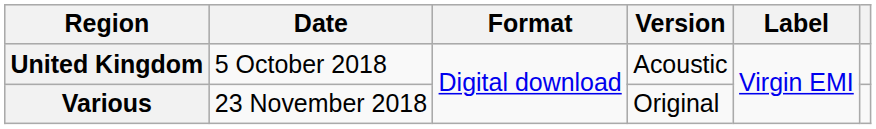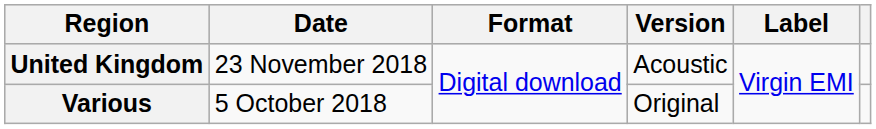(301, 63) 5 October 2018 -> (321, 63) 23 November 2018
(321, 103) 23 November 2018 -> (301, 103) 5 October 2018
